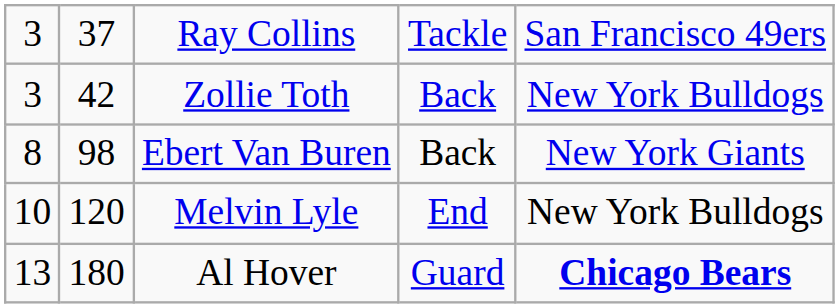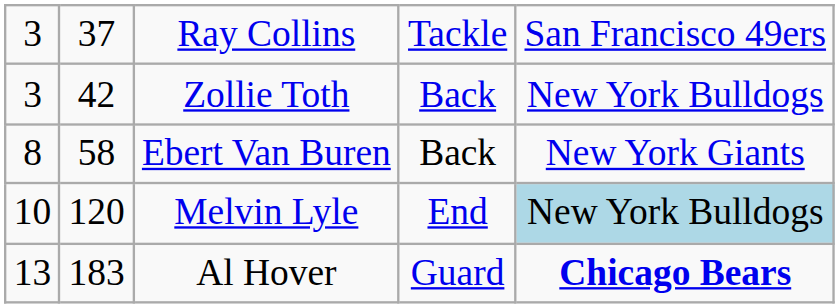(97, 152) 98 -> (97, 152) 58
(675, 212) no background -> (675, 212) lightblue background
(97, 271) 180 -> (97, 271) 183
